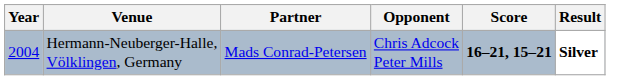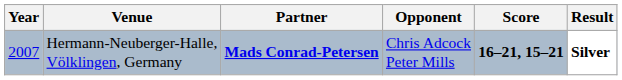(24, 52) 2004 -> (24, 52) 2007
(296, 52) normal -> (302, 52) bold
